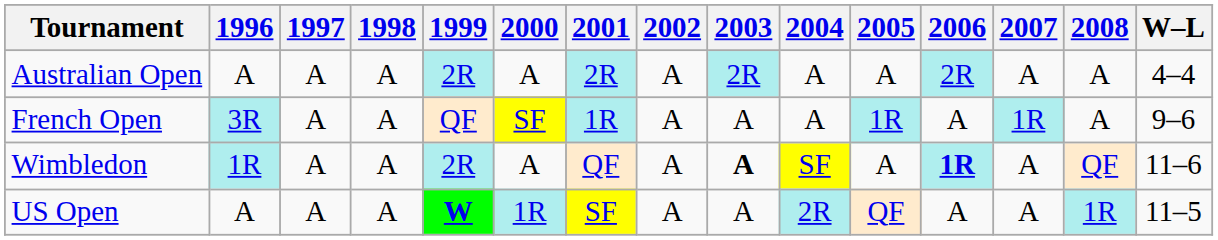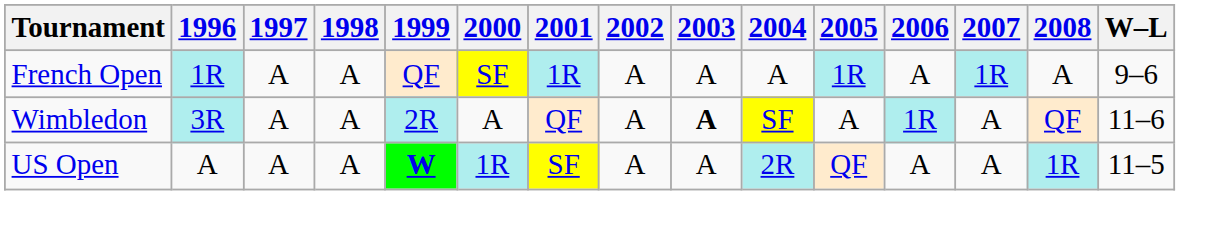- row: (107, 73)
(244, 119) 3R -> (207, 73) 1R
(244, 165) 1R -> (207, 119) 3R
(957, 165) bold -> (920, 119) normal
